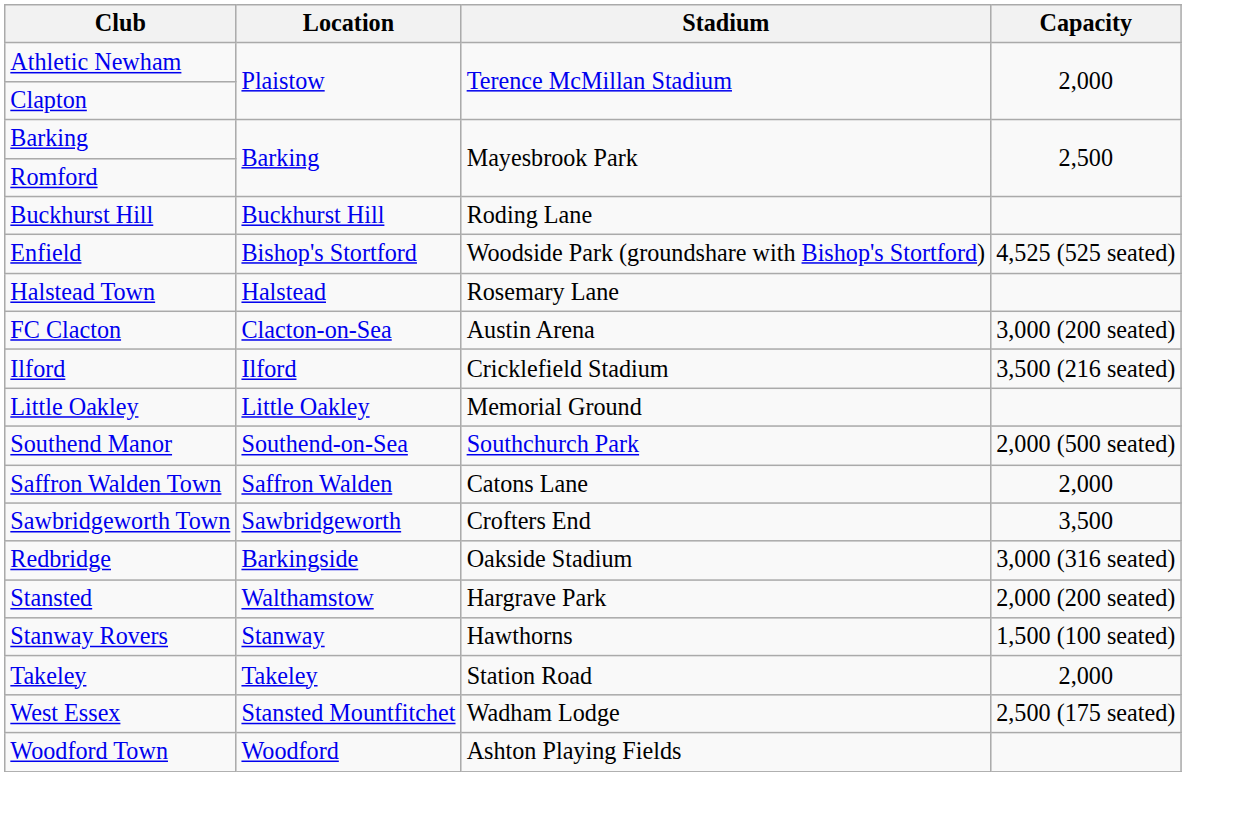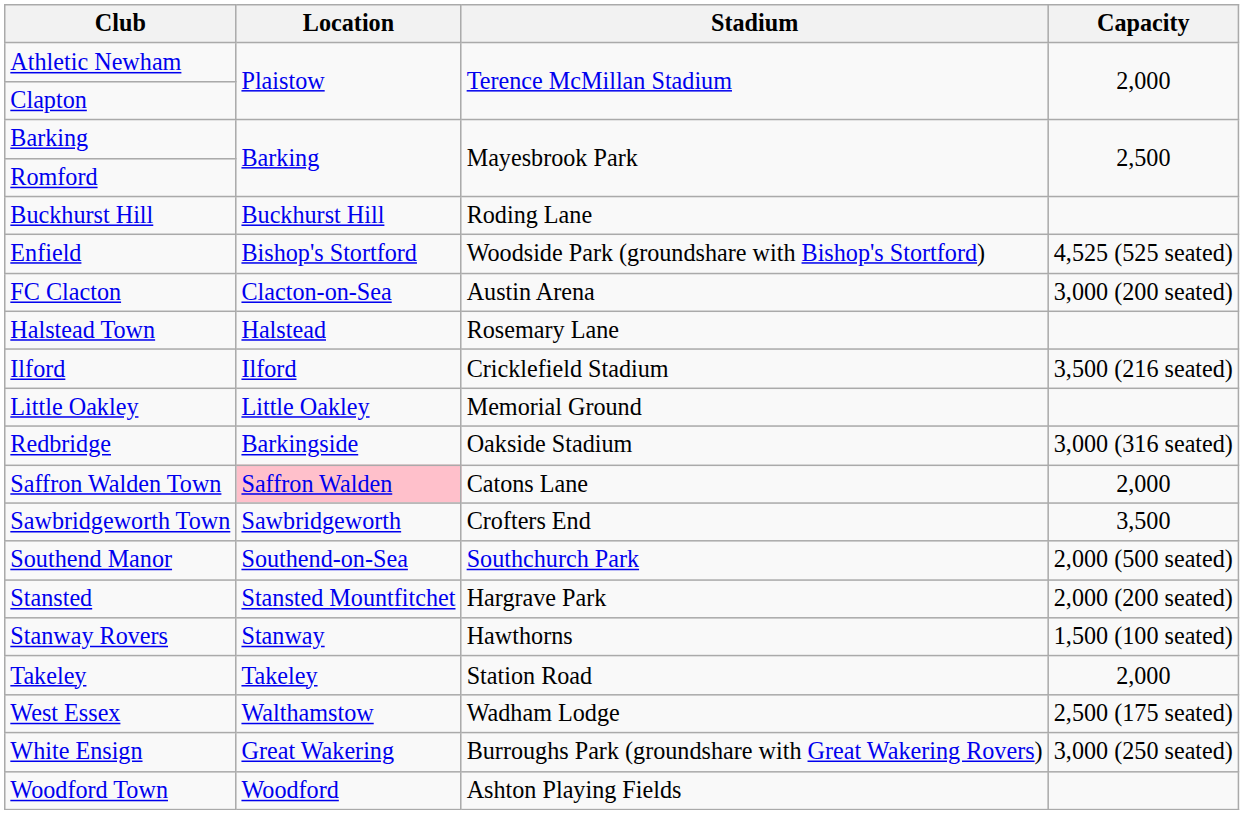rows swapped: (66, 330) <-> (83, 291)
rows swapped: (61, 560) <-> (91, 445)
(317, 483) no background -> (317, 483) pink background
(308, 598) Walthamstow -> (348, 598) Stansted Mountfitchet
(348, 713) Stansted Mountfitchet -> (308, 713) Walthamstow
+ row: (76, 751)
